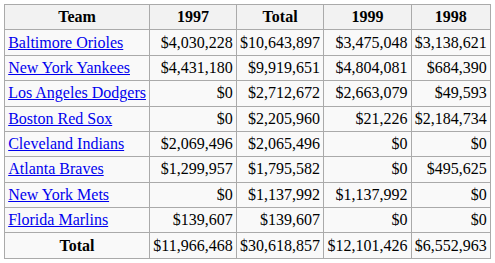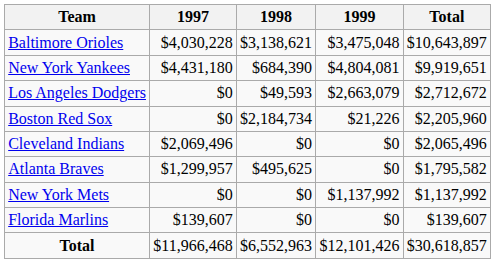columns swapped: (451, 17) <-> (280, 17)
